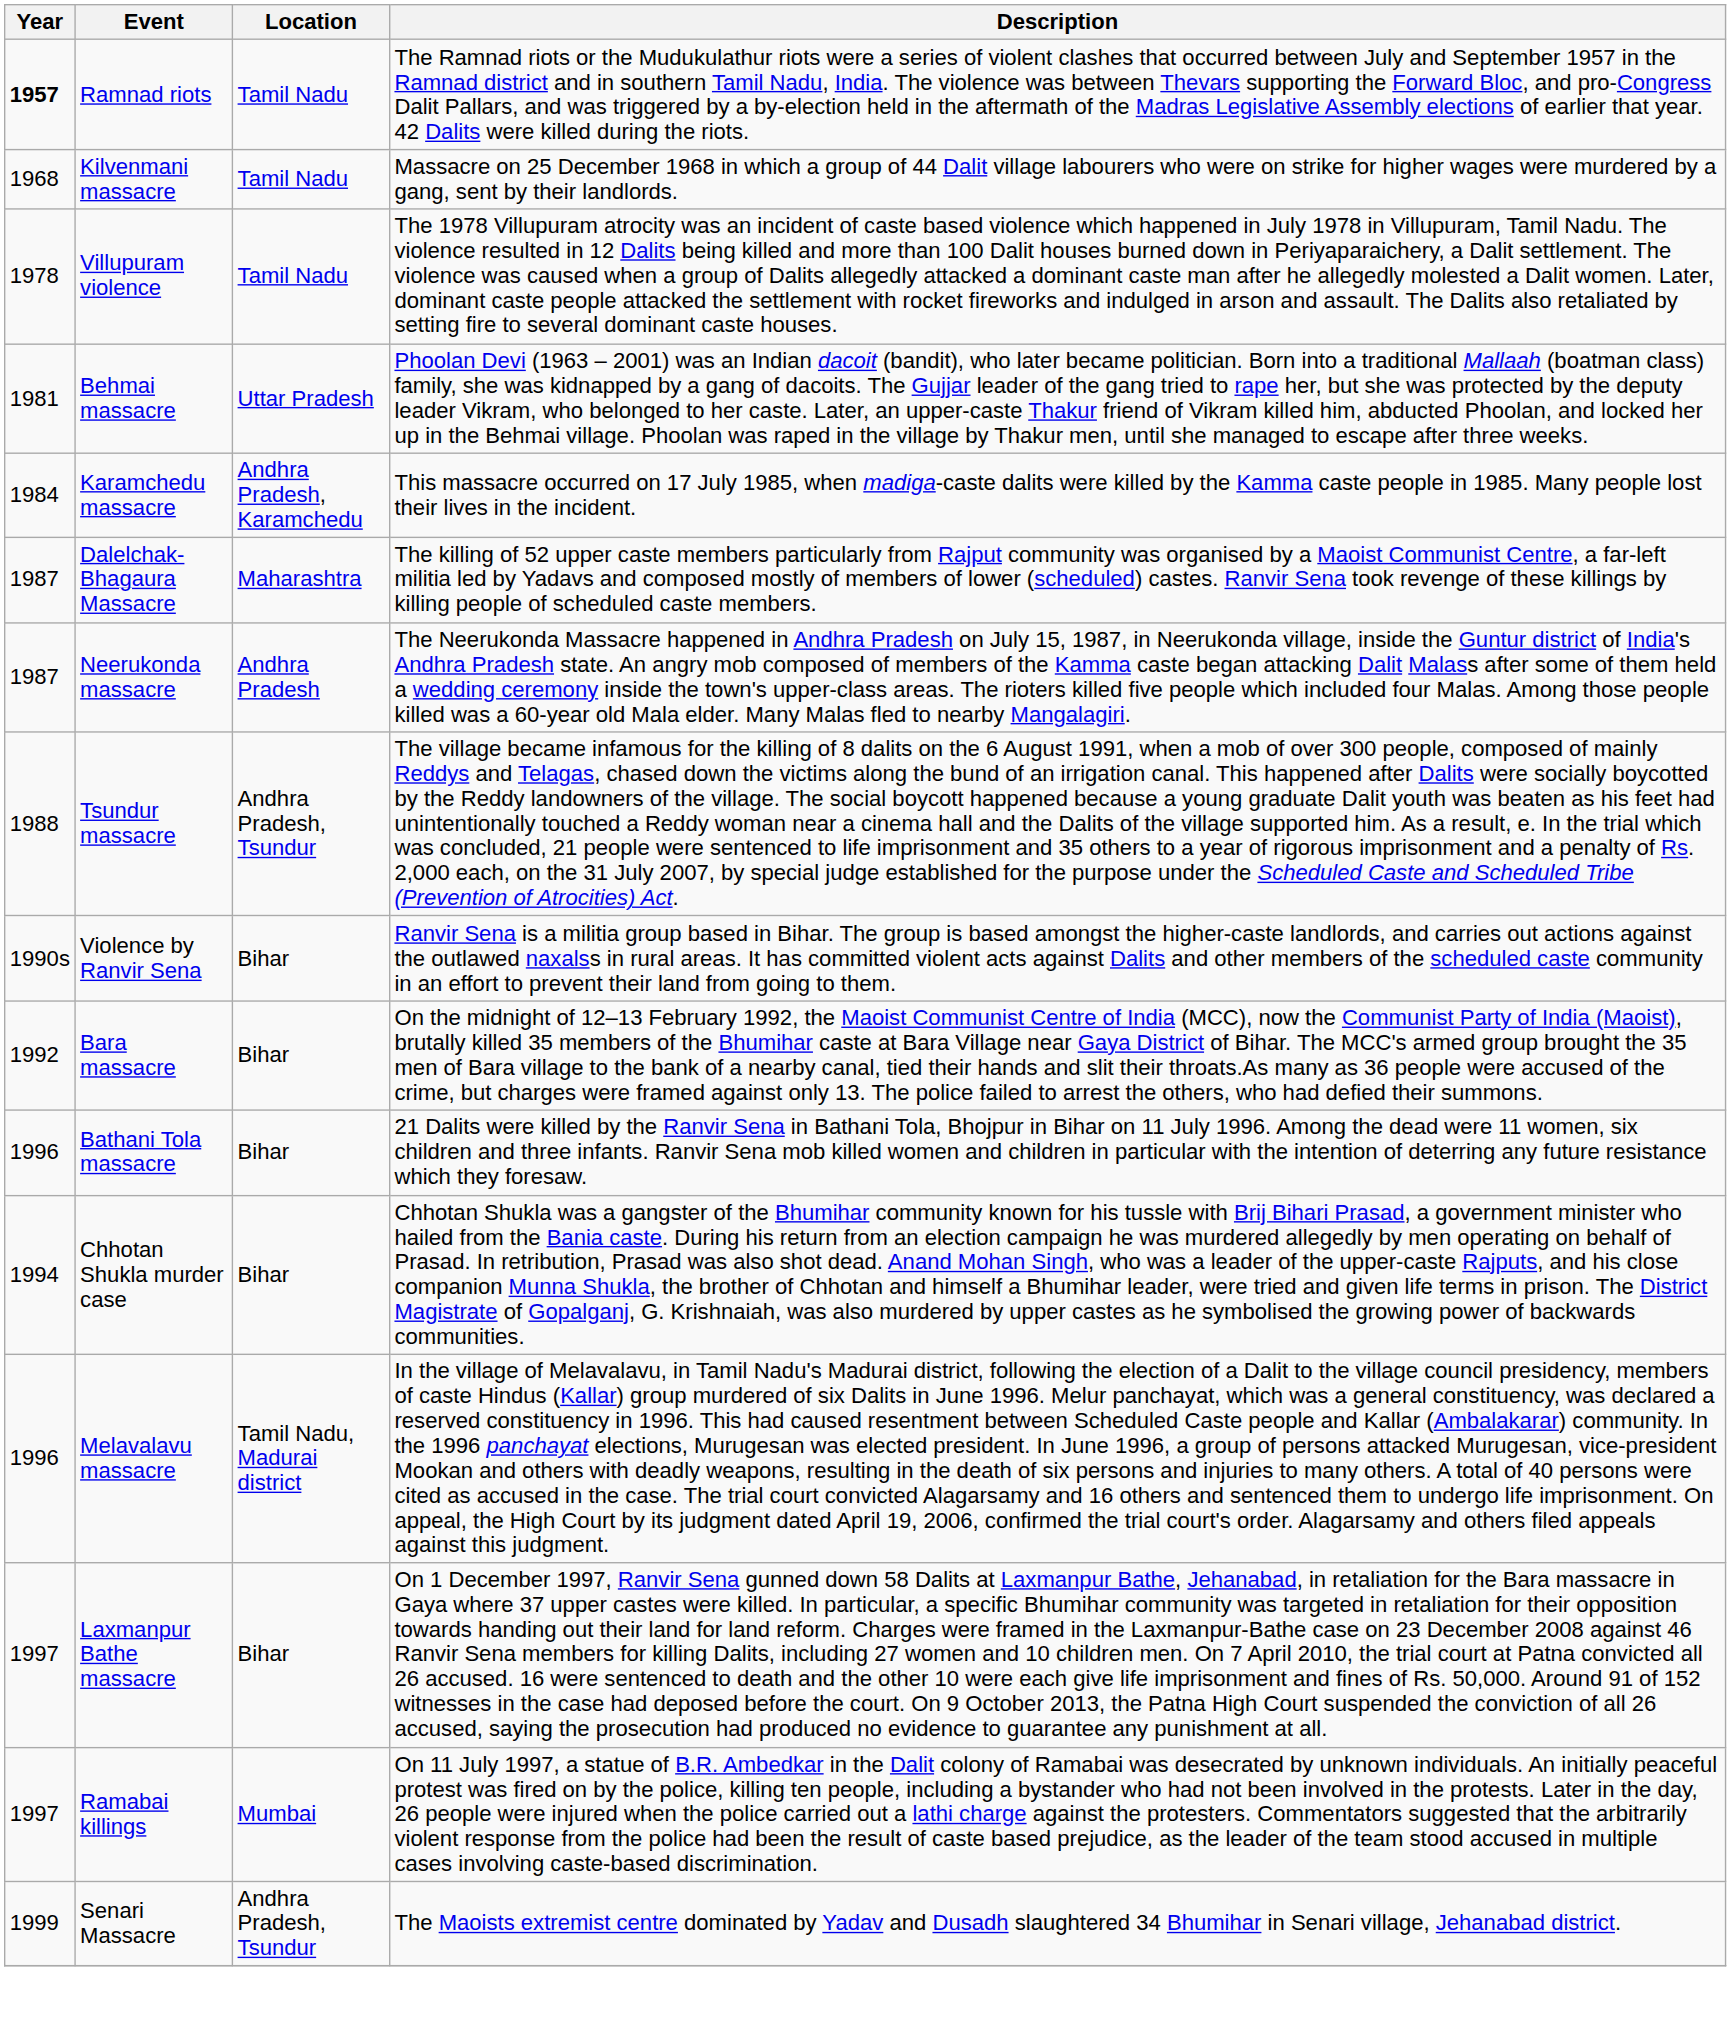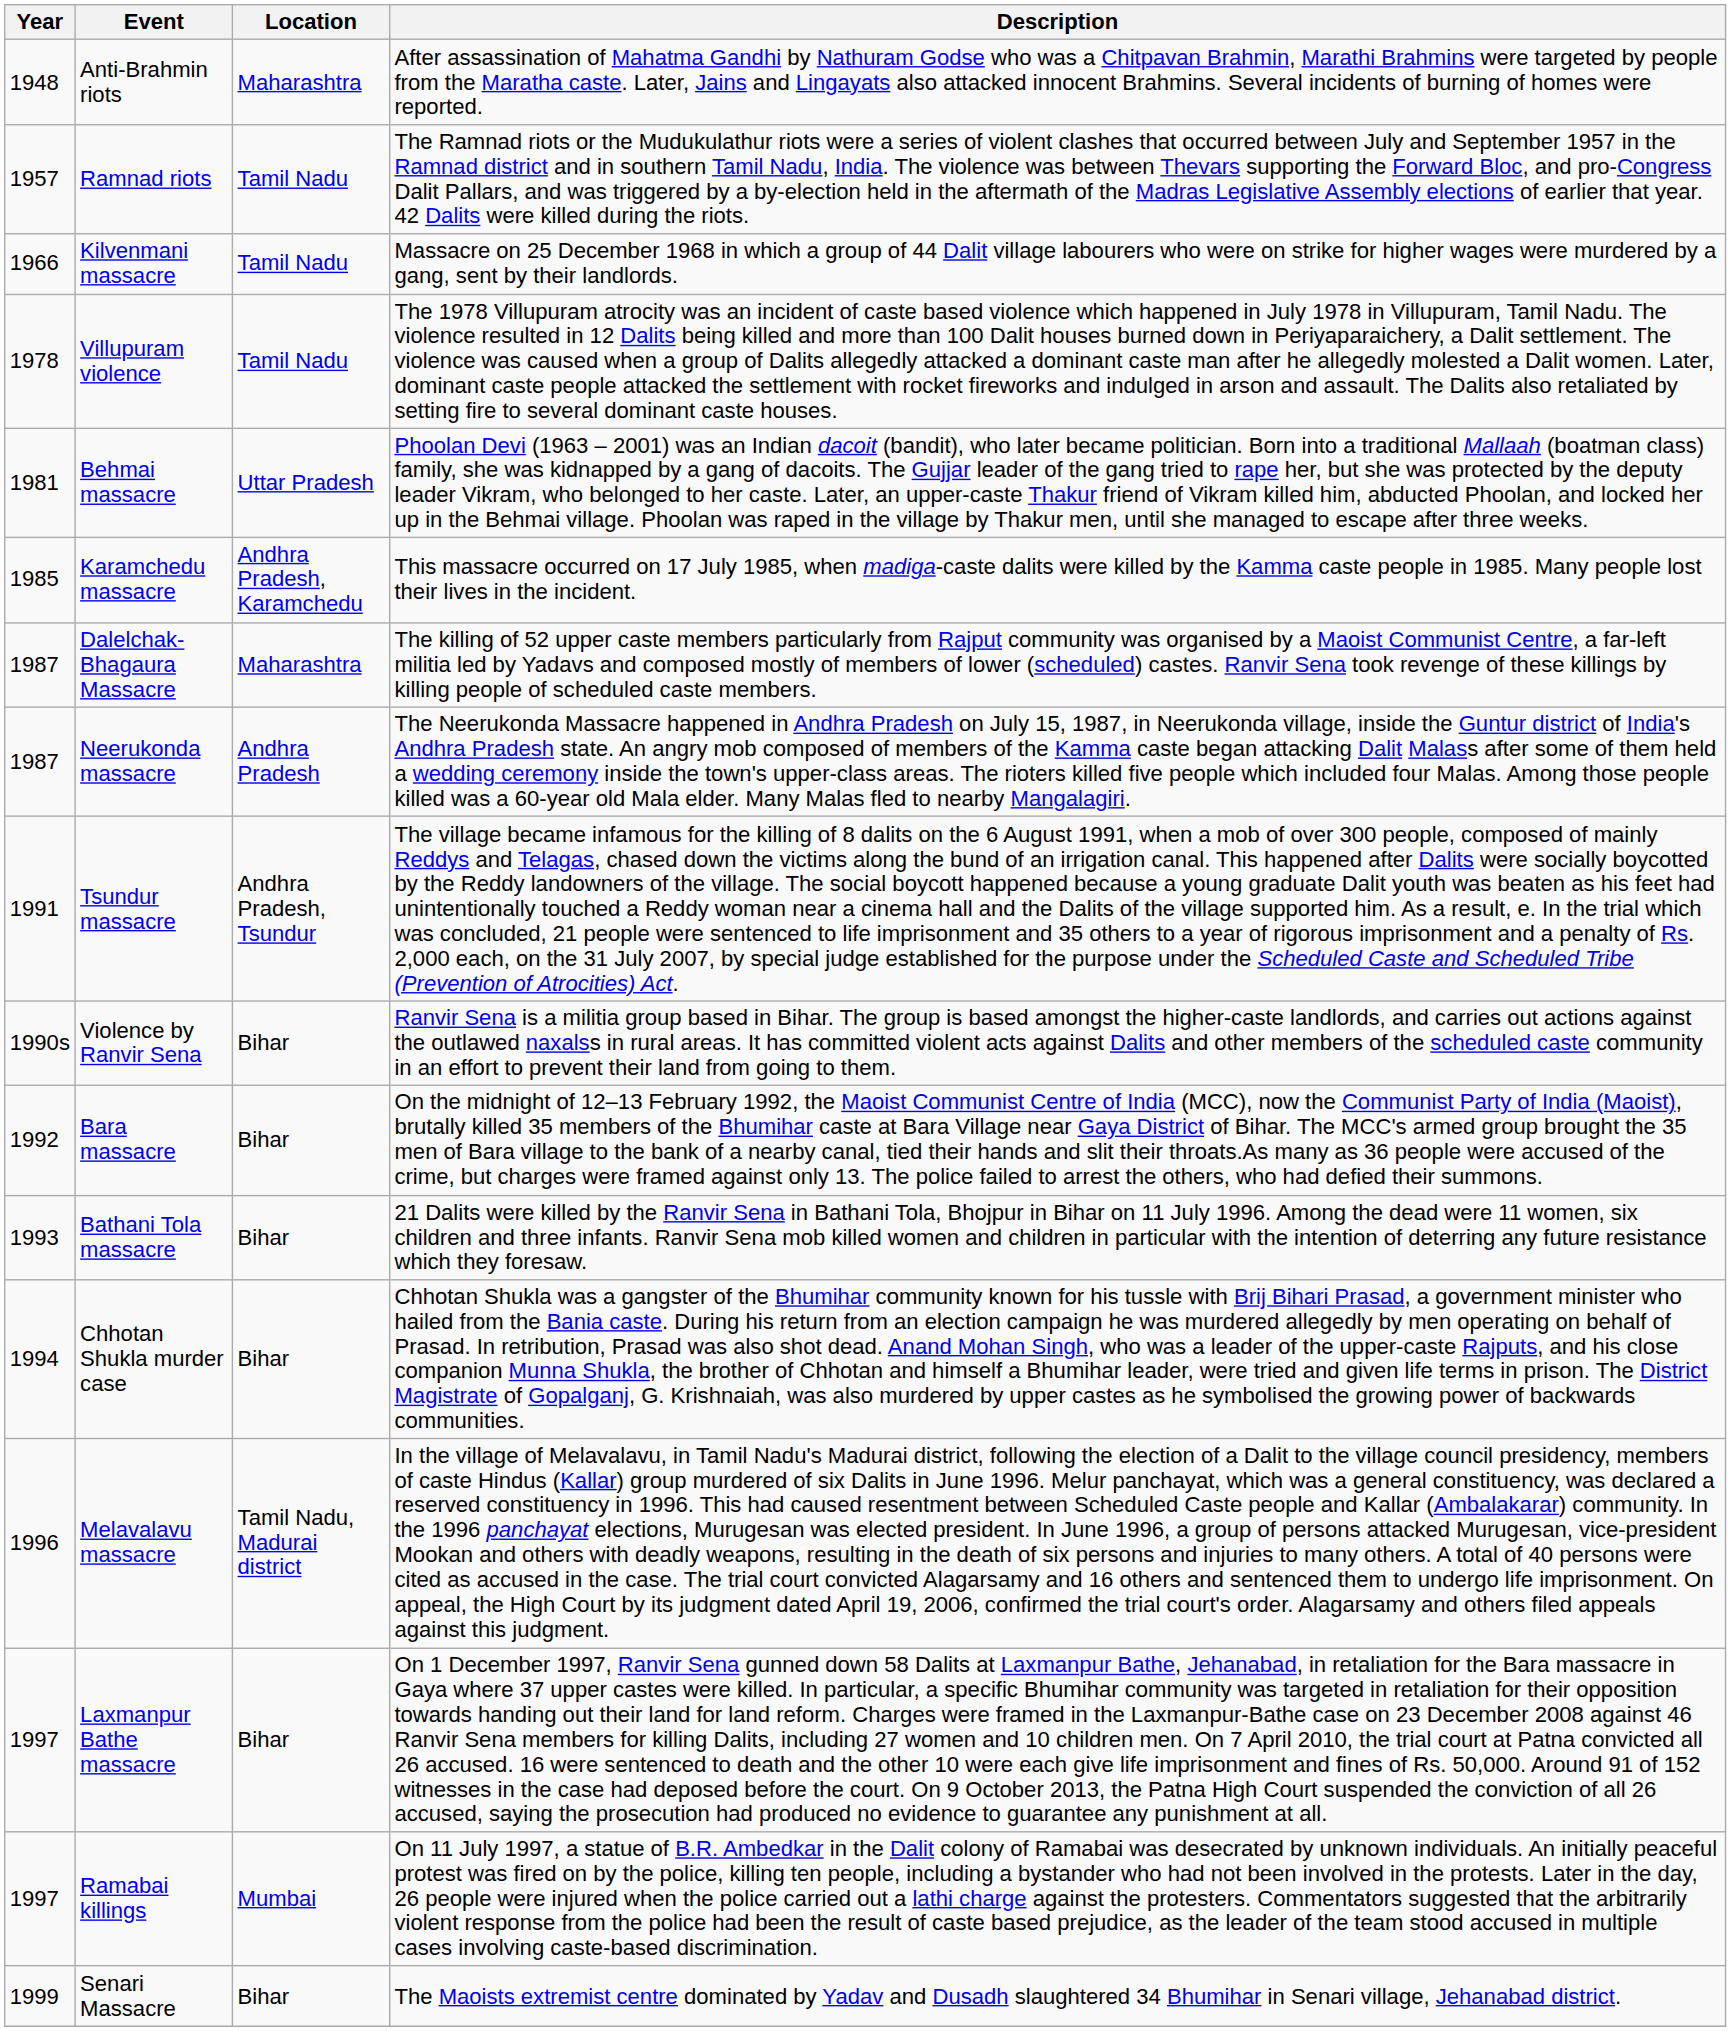+ row: (144, 81)
(34, 94) bold -> (34, 178) normal
(34, 178) 1968 -> (34, 263) 1966
(34, 495) 1984 -> (34, 579) 1985
(34, 823) 1988 -> (34, 908) 1991
(34, 1152) 1996 -> (34, 1237) 1993
(282, 1923) Andhra Pradesh, Tsundur -> (263, 1995) Bihar
